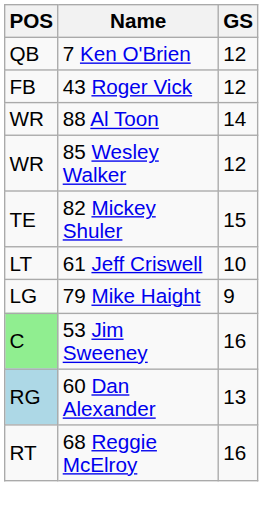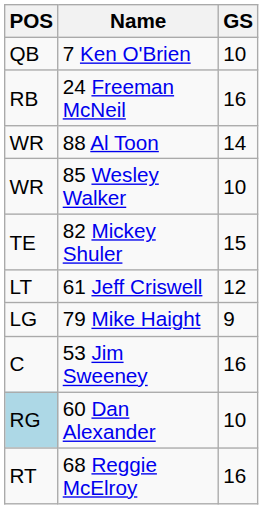(235, 54) 12 -> (235, 54) 10
+ row: (118, 98)
- row: (127, 87)
(235, 164) 12 -> (235, 187) 10
(235, 264) 10 -> (235, 287) 12
(17, 341) lightgreen background -> (17, 364) no background
(235, 397) 13 -> (235, 420) 10
